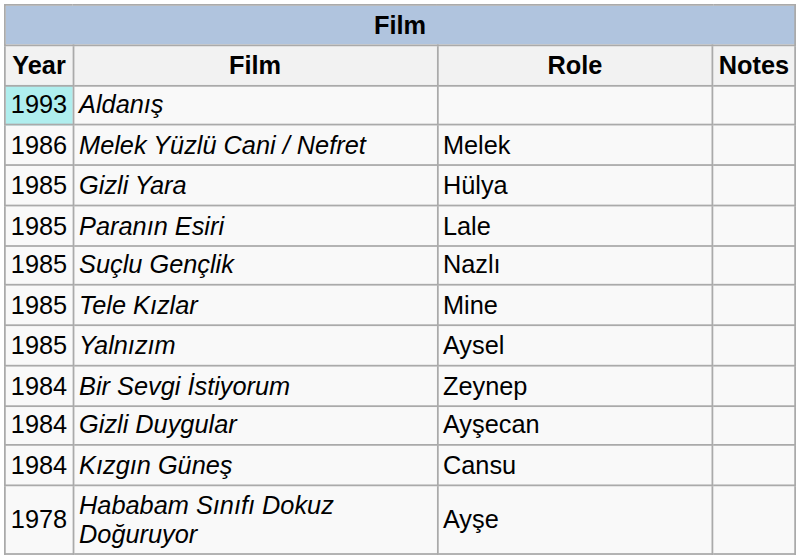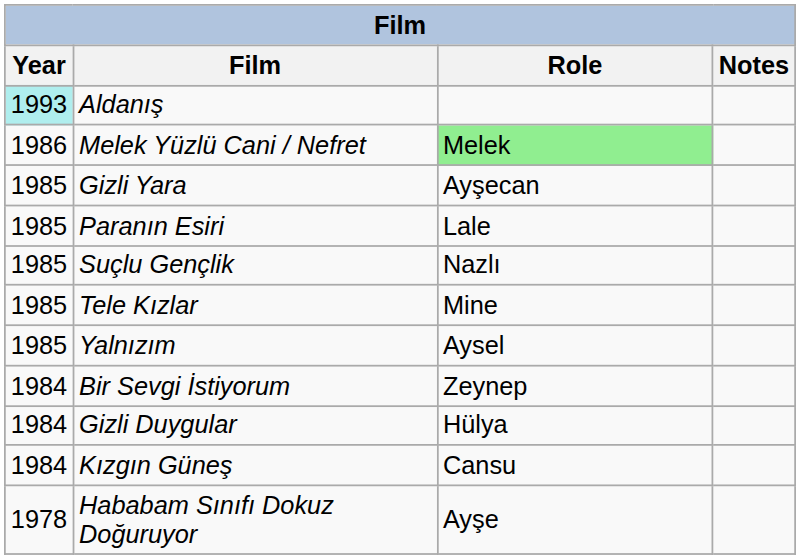(477, 145) no background -> (477, 145) lightgreen background
(475, 185) Hülya -> (491, 185) Ayşecan
(491, 426) Ayşecan -> (475, 426) Hülya
